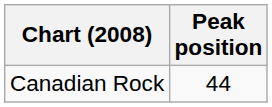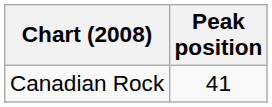(218, 83) 44 -> (218, 83) 41
